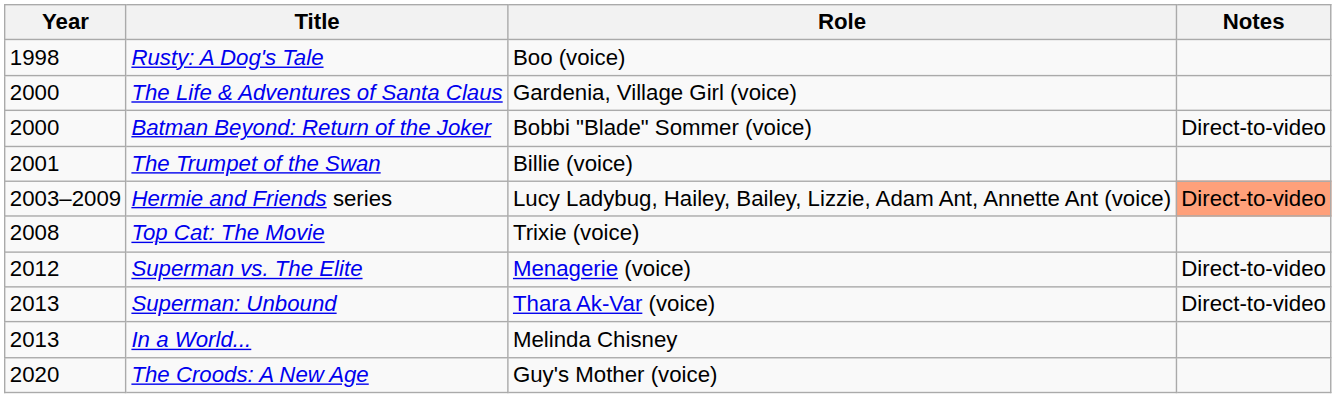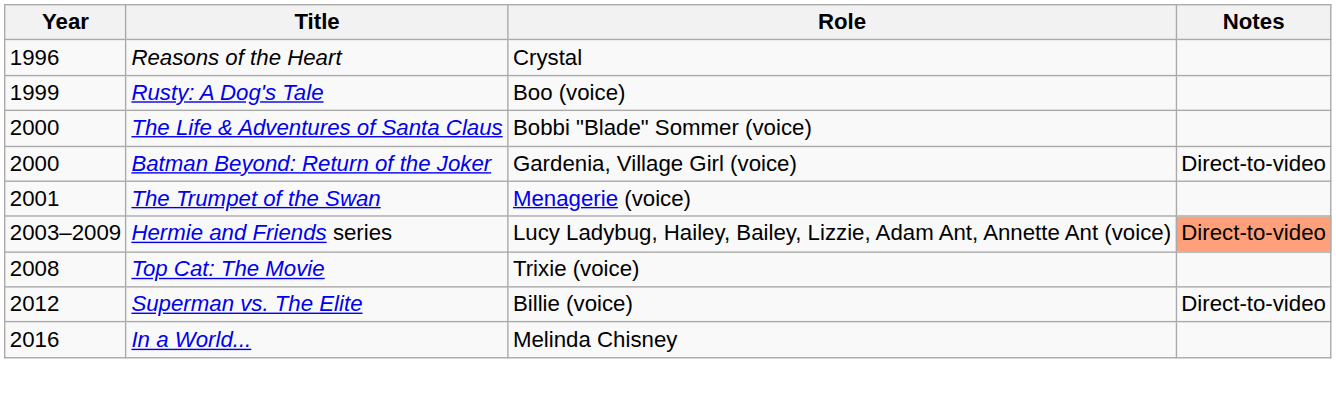+ row: (236, 57)
(35, 57) 1998 -> (35, 92) 1999
(655, 92) Gardenia, Village Girl (voice) -> (662, 127) Bobbi "Blade" Sommer (voice)
(662, 127) Bobbi "Blade" Sommer (voice) -> (655, 163) Gardenia, Village Girl (voice)
(573, 163) Billie (voice) -> (602, 198) Menagerie (voice)
(602, 269) Menagerie (voice) -> (573, 304) Billie (voice)
- row: (234, 304)
(35, 339) 2013 -> (35, 339) 2016
- row: (250, 374)
